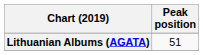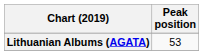(175, 42) 51 -> (175, 42) 53
